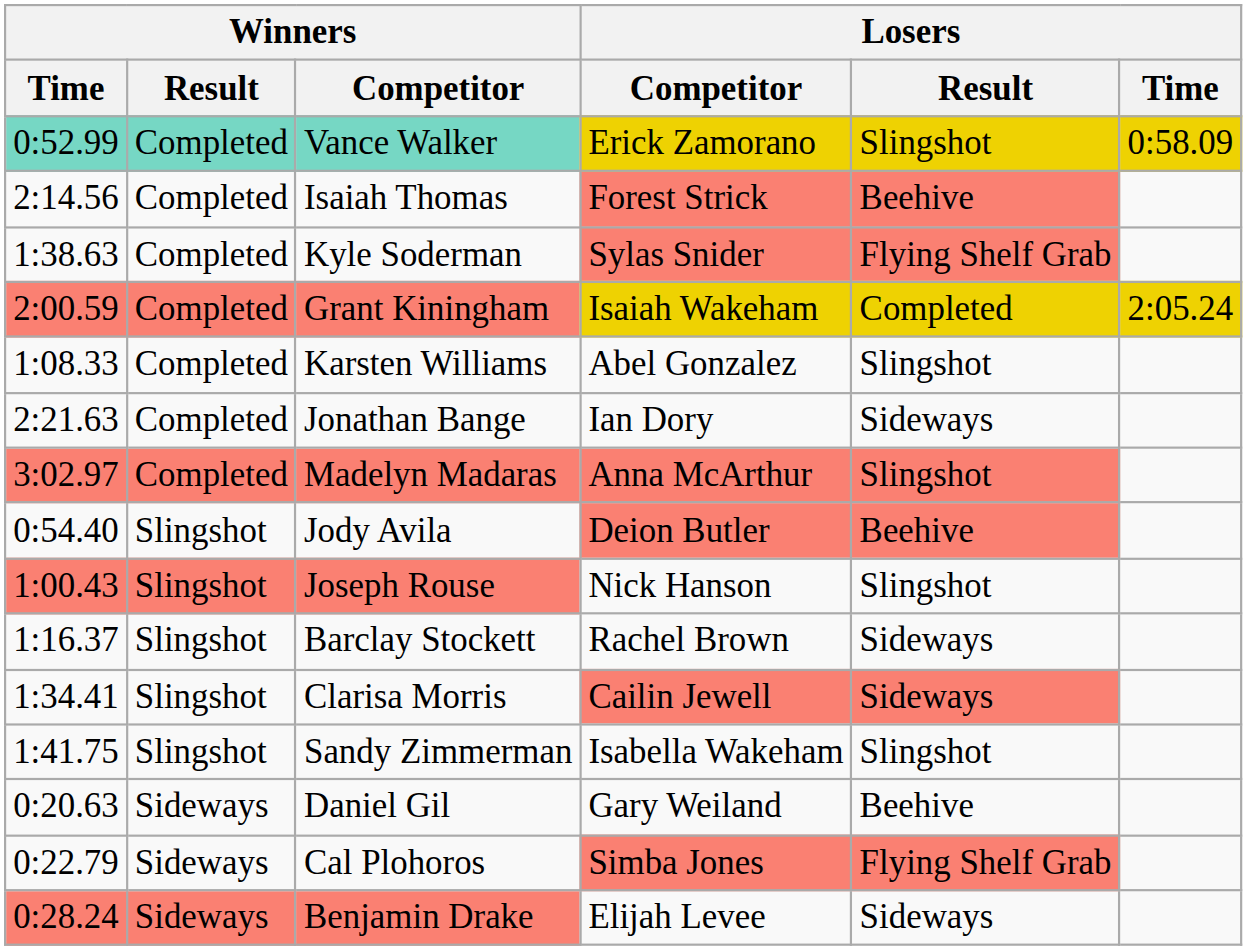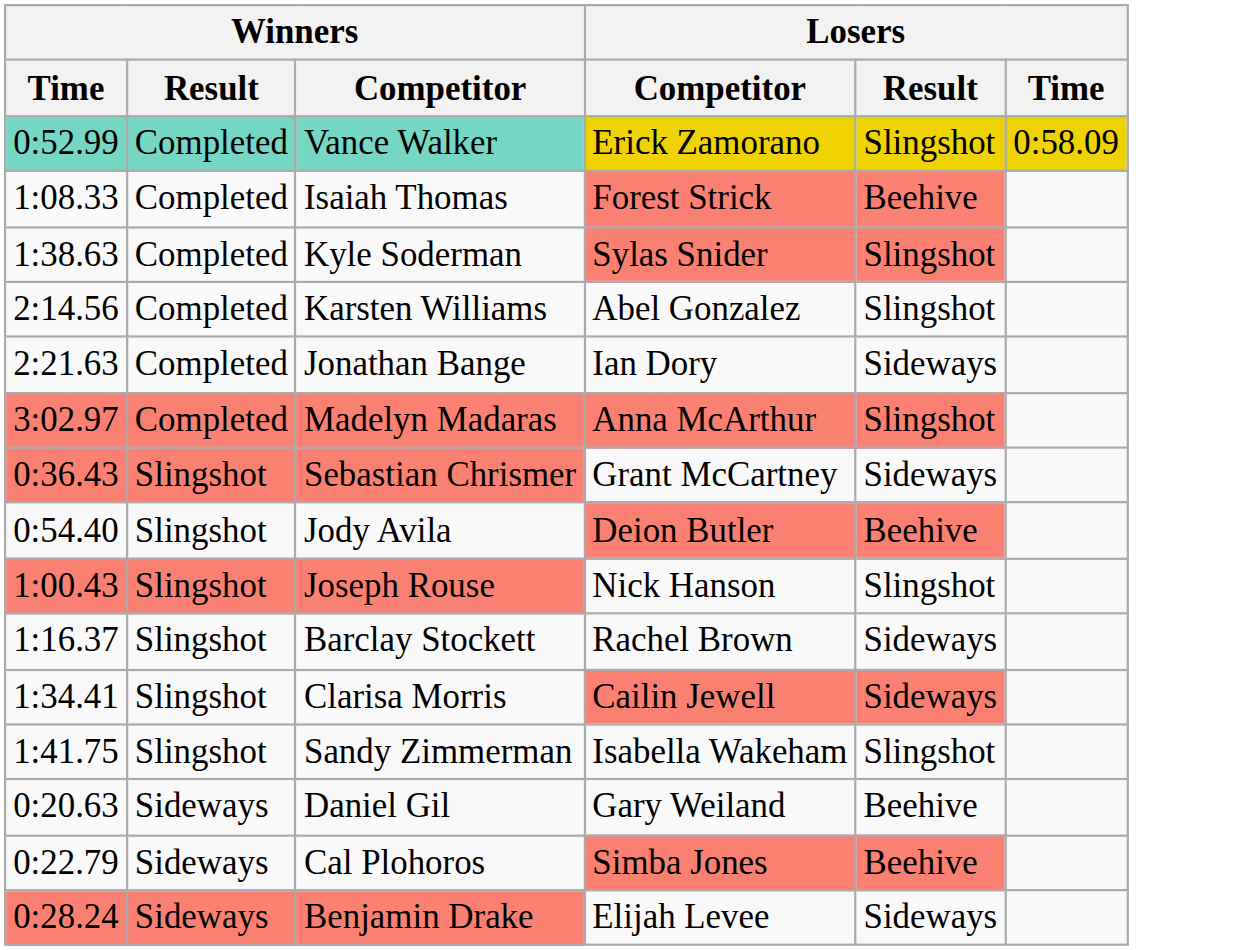(66, 198) 2:14.56 -> (66, 198) 1:08.33
(986, 253) Flying Shelf Grab -> (929, 253) Slingshot
- row: (427, 308)
(66, 364) 1:08.33 -> (66, 308) 2:14.56
+ row: (440, 474)
(986, 861) Flying Shelf Grab -> (921, 861) Beehive
